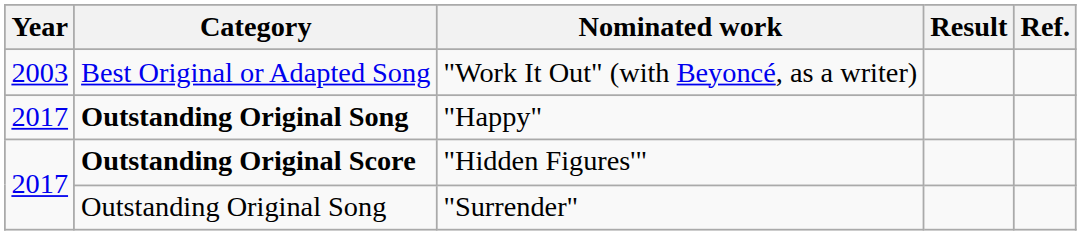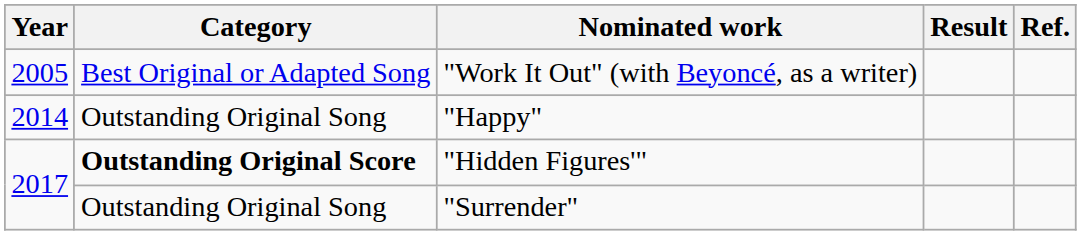(40, 71) 2003 -> (40, 71) 2005
(40, 116) 2017 -> (40, 116) 2014
(245, 116) bold -> (234, 116) normal
